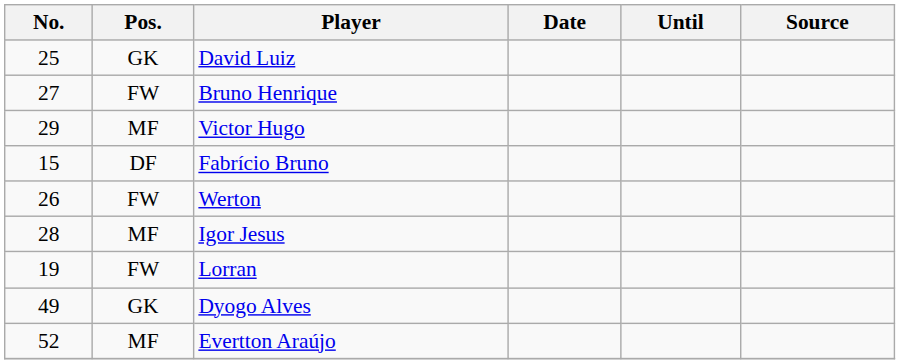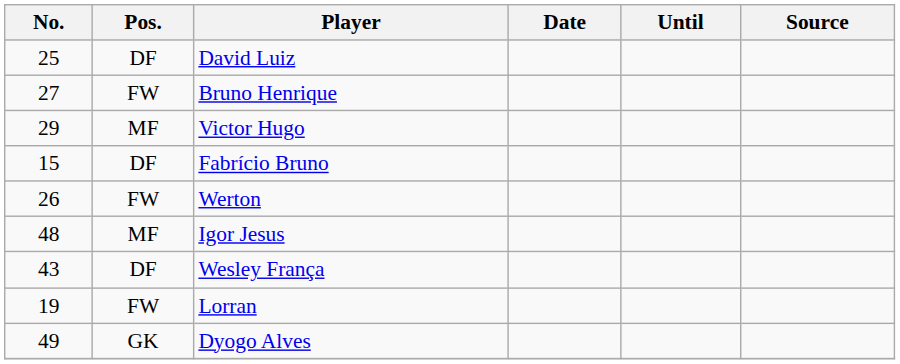(143, 57) GK -> (143, 57) DF
(49, 234) 28 -> (49, 234) 48
+ row: (261, 269)
- row: (267, 340)
